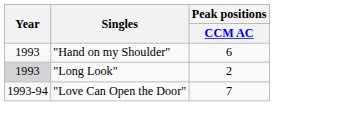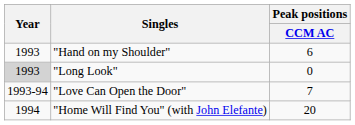(229, 71) 2 -> (310, 71) 0
+ row: (160, 110)
